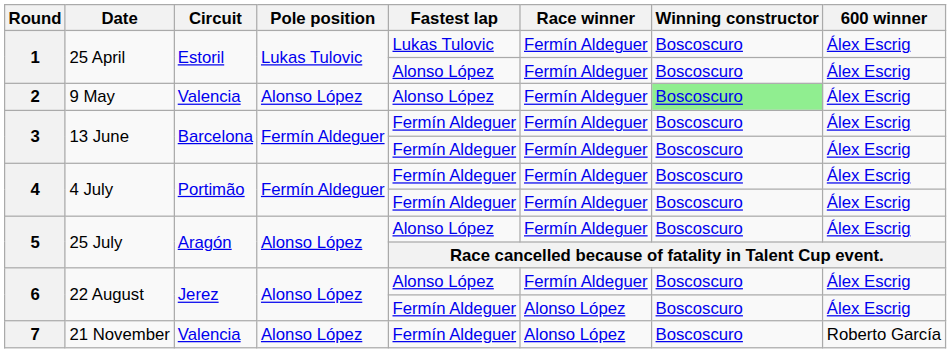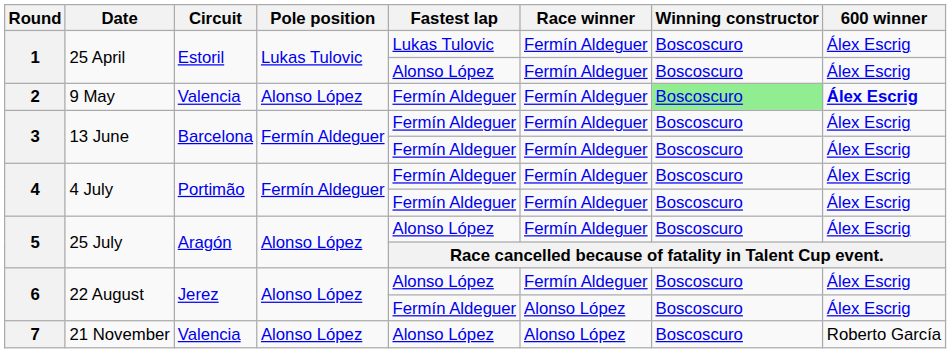(443, 96) Alonso López -> (454, 96) Fermín Aldeguer
(869, 96) normal -> (872, 96) bold
(454, 334) Fermín Aldeguer -> (443, 334) Alonso López
